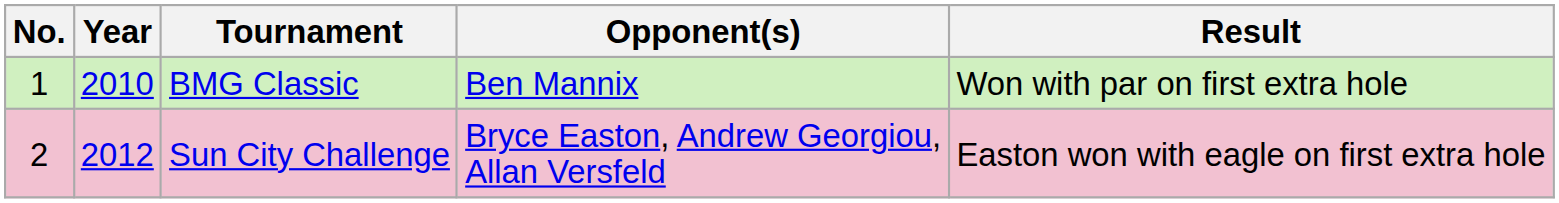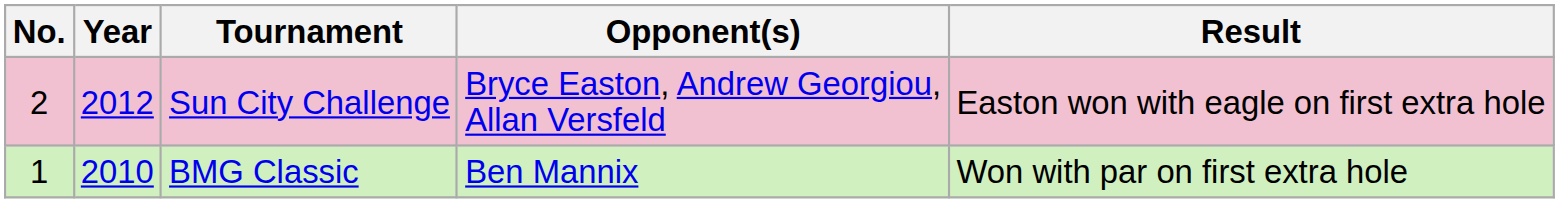rows swapped: (264, 83) <-> (309, 154)
